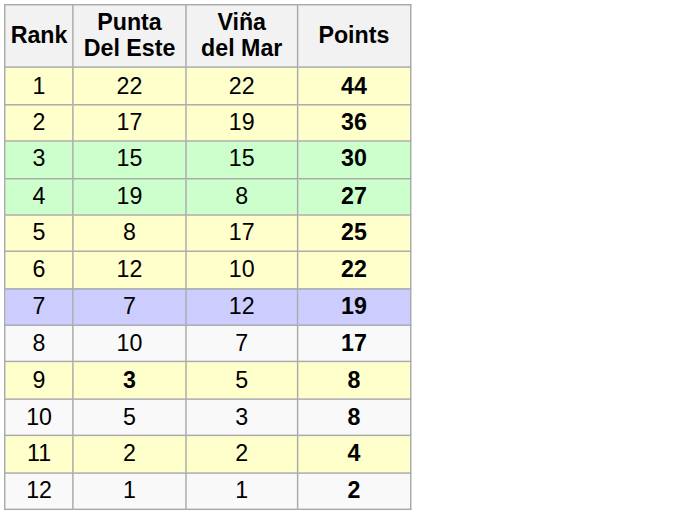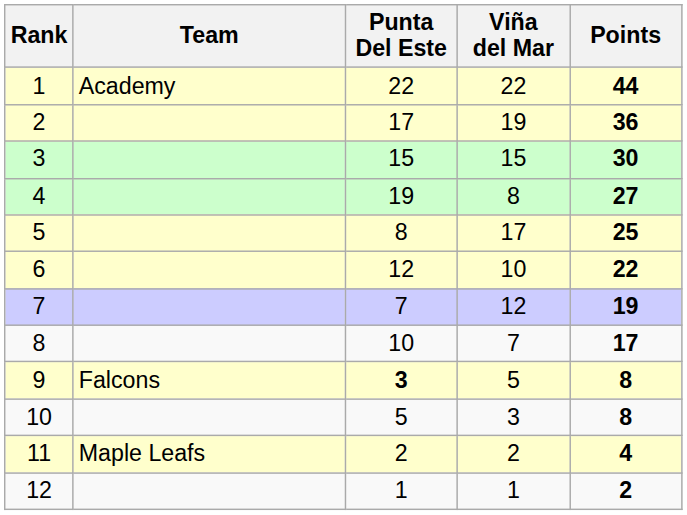+ column: (209, 35)
